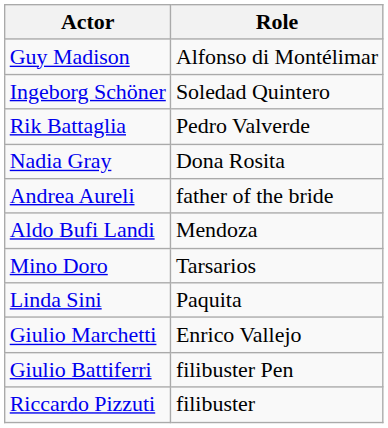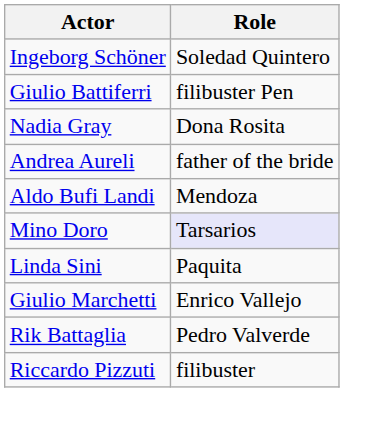- row: (70, 56)
rows swapped: (68, 126) <-> (81, 369)
(216, 265) no background -> (216, 230) lavender background
